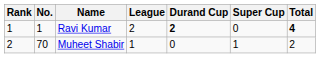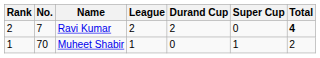(10, 28) 1 -> (10, 28) 2
(39, 28) 1 -> (39, 28) 7
(172, 28) bold -> (172, 28) normal
(10, 45) 2 -> (10, 45) 1
